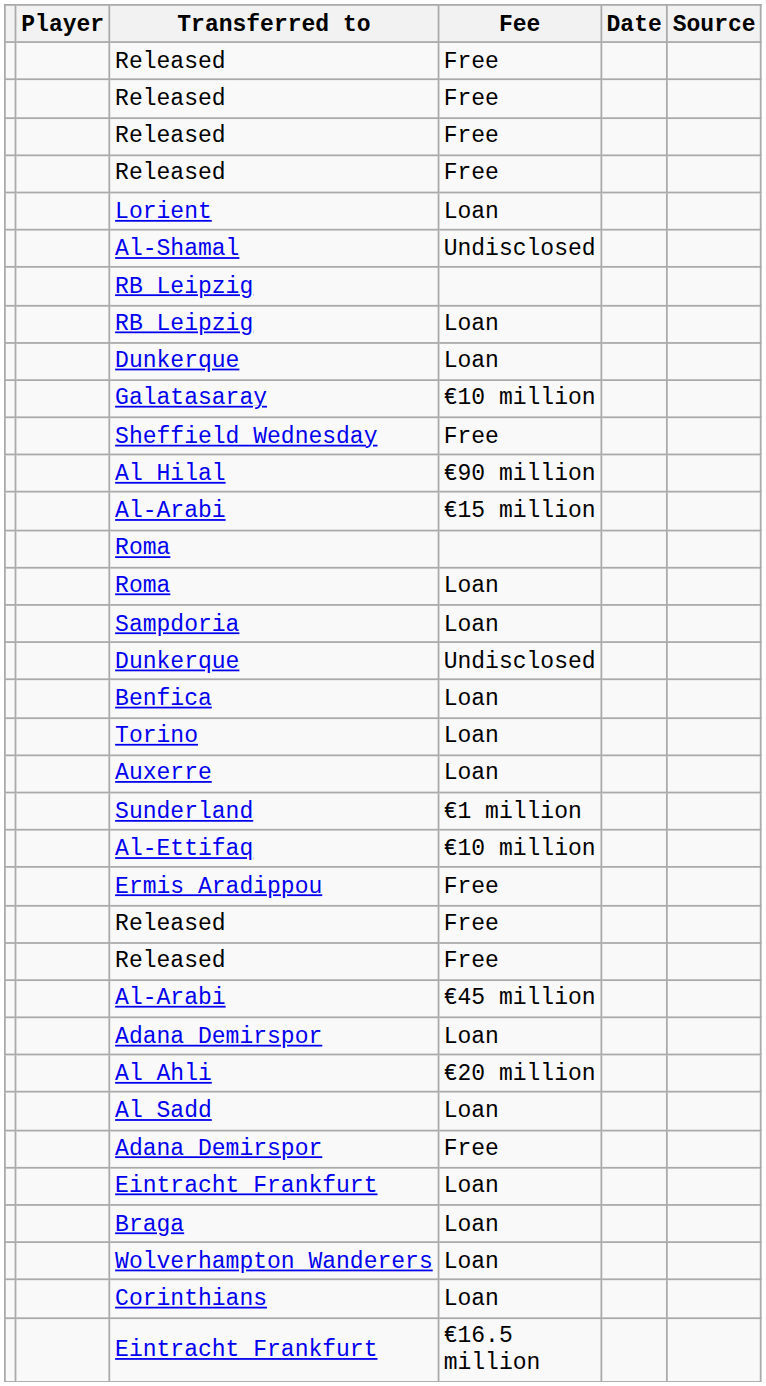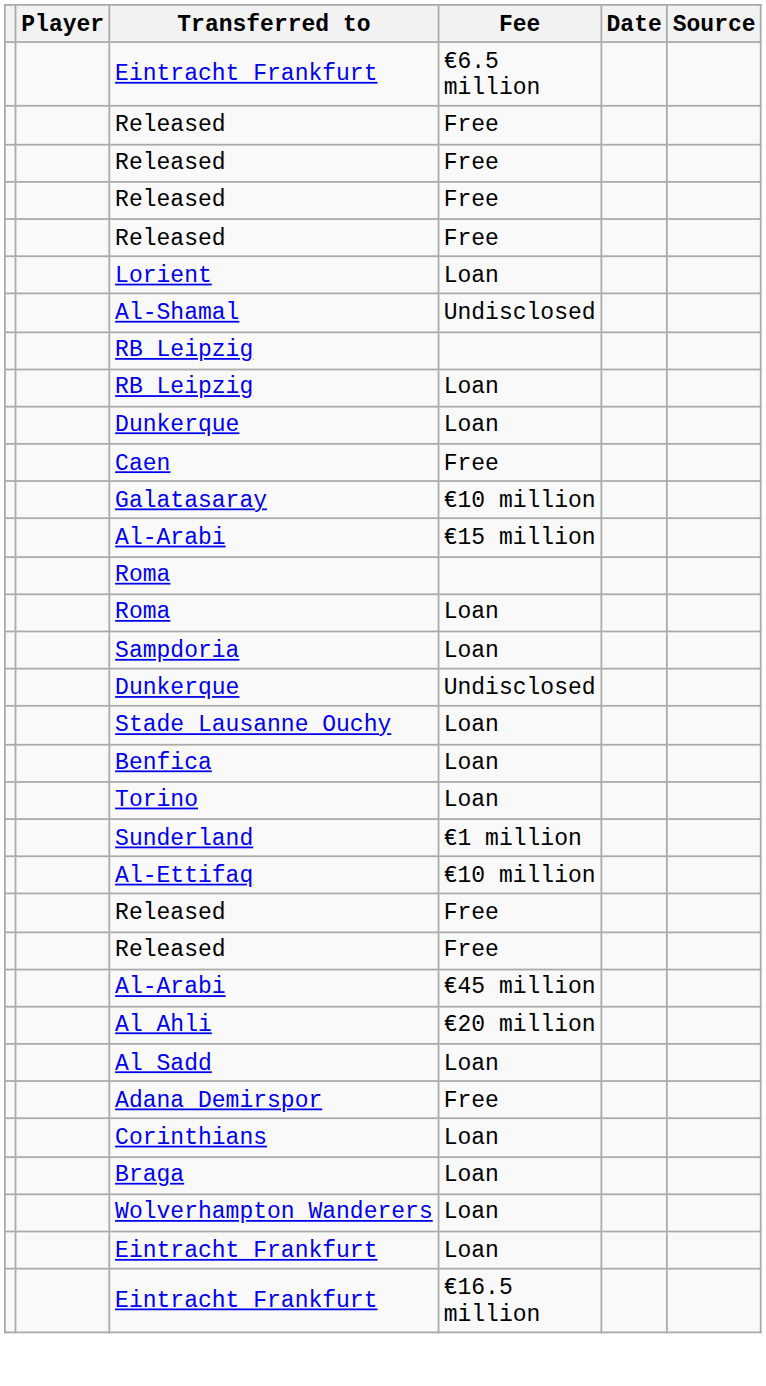+ row: (246, 74)
+ row: (143, 463)
- row: (246, 436)
- row: (170, 474)
+ row: (253, 725)
- row: (163, 774)
- row: (219, 886)
- row: (219, 1036)
rows swapped: (191, 1299) <-> (246, 1186)
